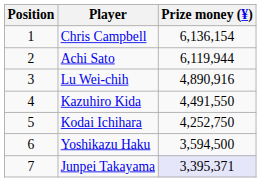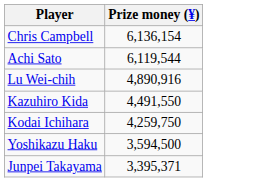- column: (31, 15)
(207, 58) 6,119,944 -> (154, 58) 6,119,544
(207, 123) 4,252,750 -> (154, 123) 4,259,750
(207, 166) lavender background -> (154, 166) no background
